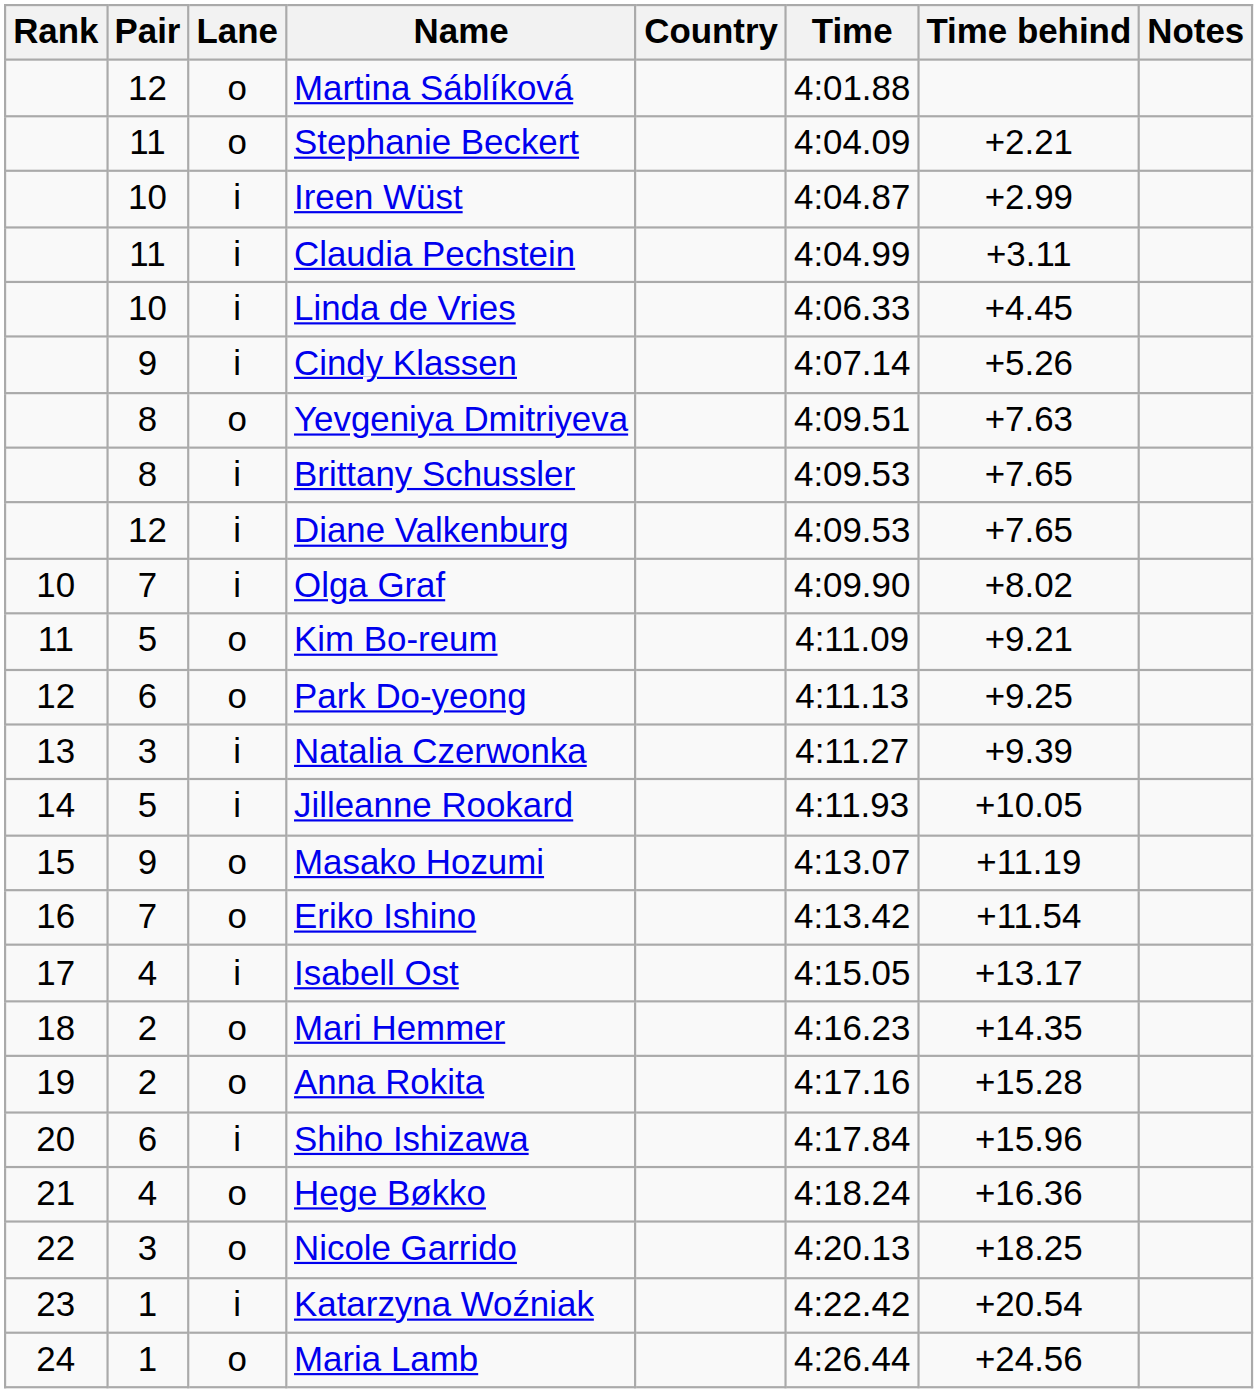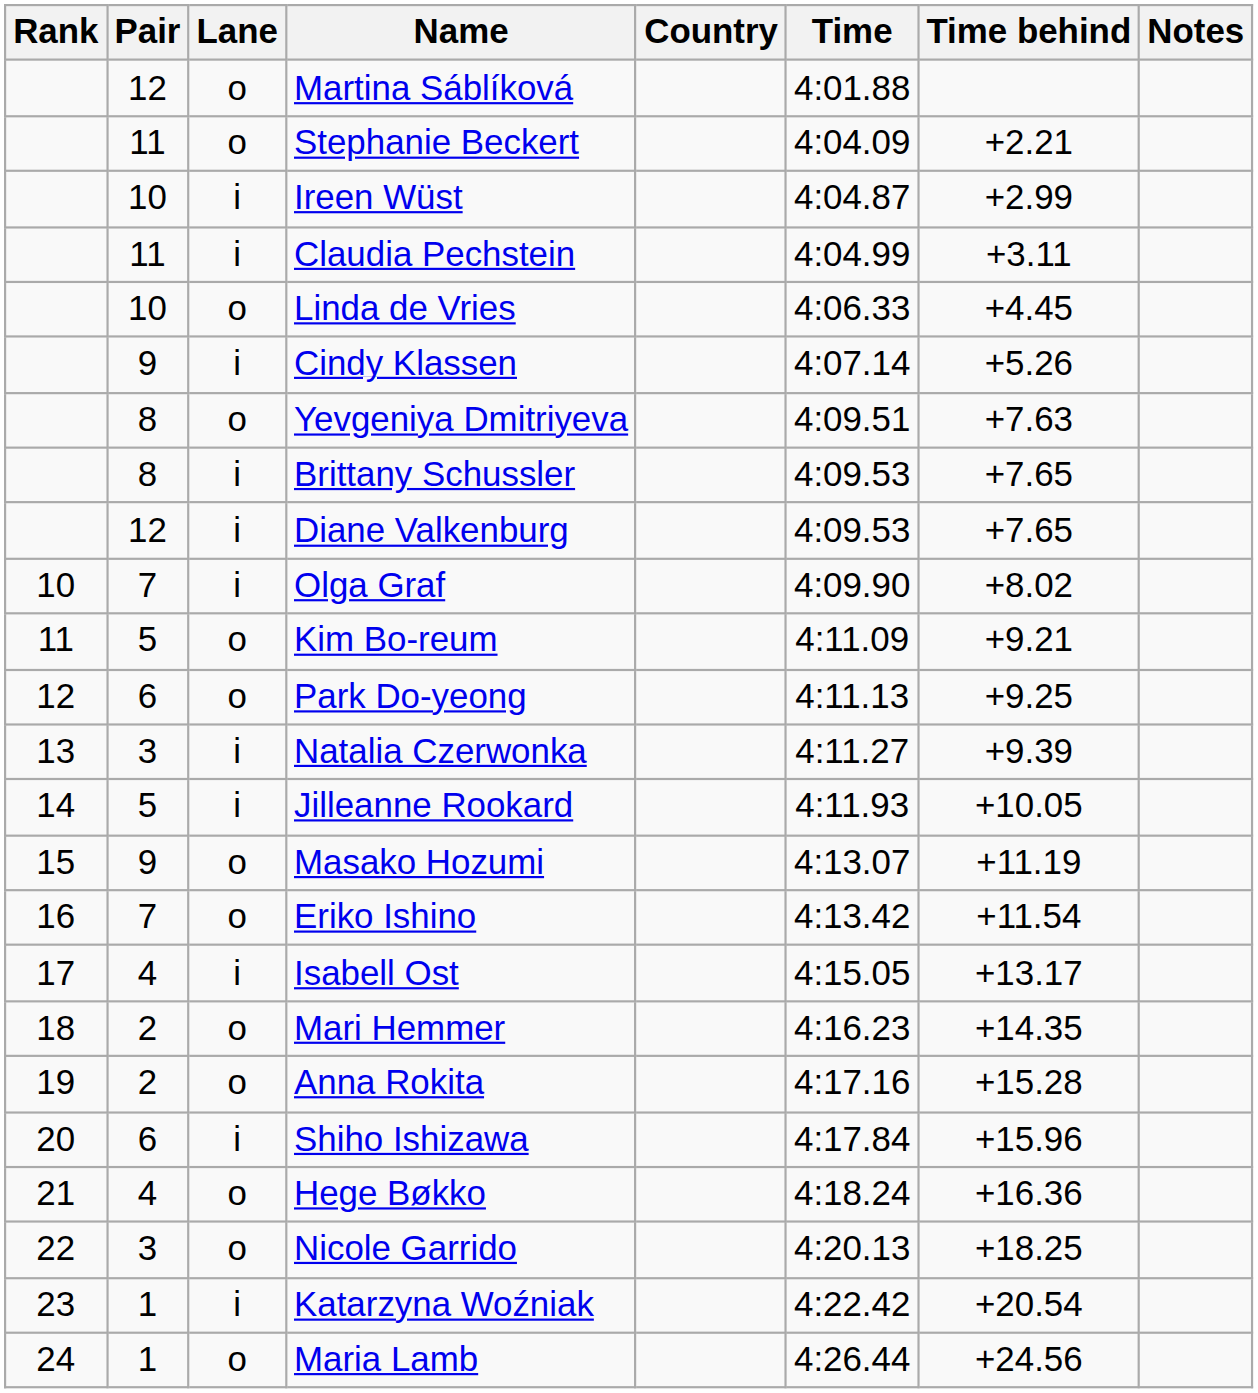(237, 308) i -> (237, 308) o
